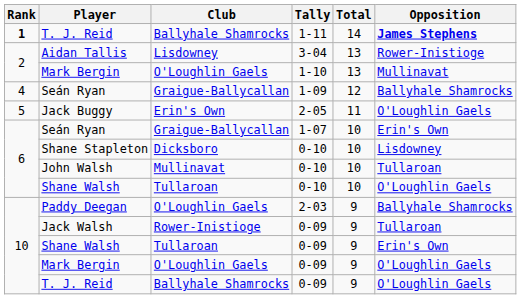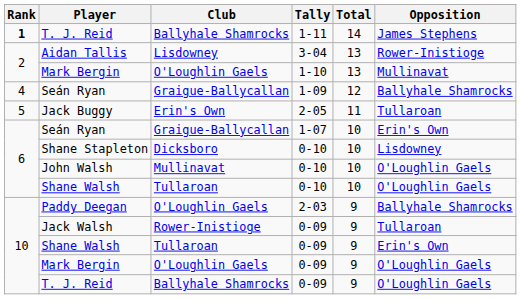(427, 33) bold -> (427, 33) normal
(434, 110) O'Loughlin Gaels -> (409, 110) Tullaroan
(409, 168) Tullaroan -> (434, 168) O'Loughlin Gaels
